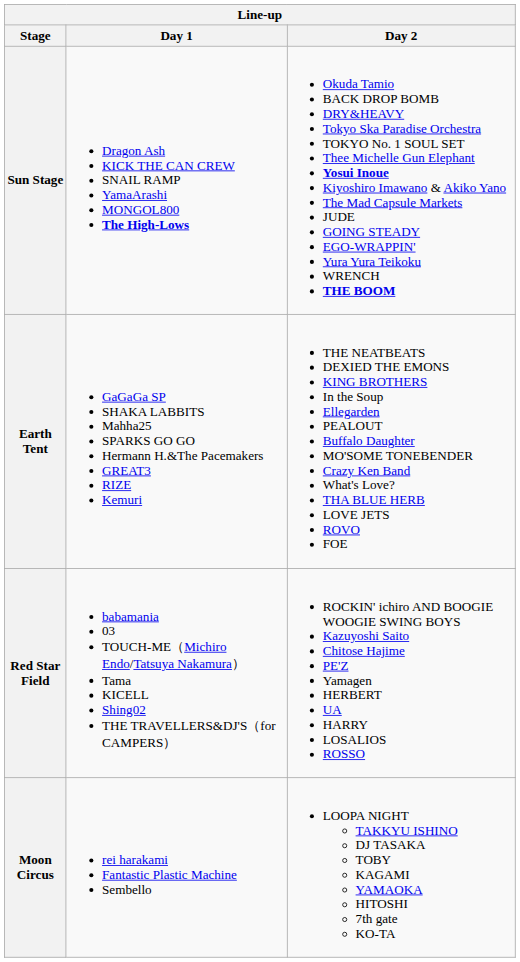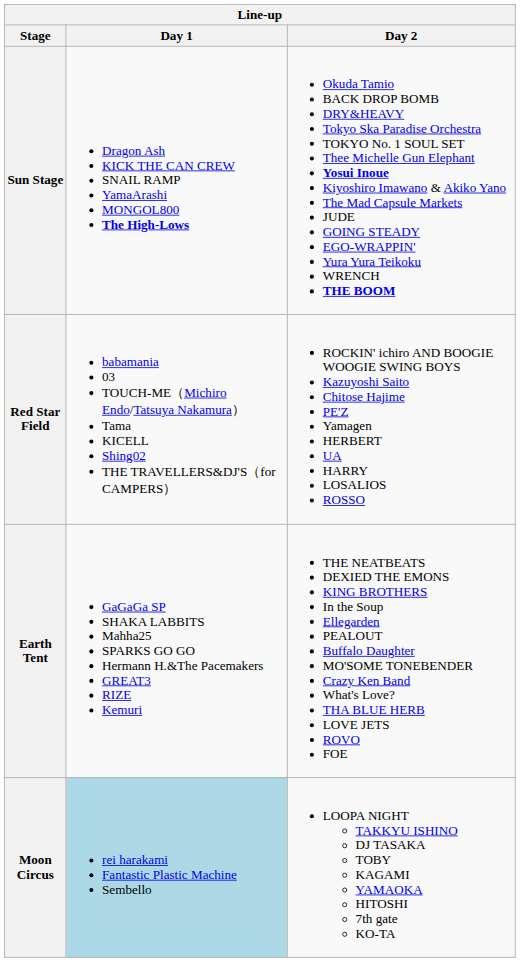rows swapped: (35, 441) <-> (35, 672)
(177, 875) no background -> (177, 875) lightblue background
